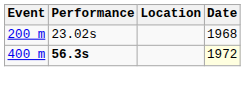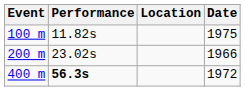+ row: (26, 35)
(222, 35) 1968 -> (222, 56) 1966
(222, 56) lightyellow background -> (222, 76) no background
